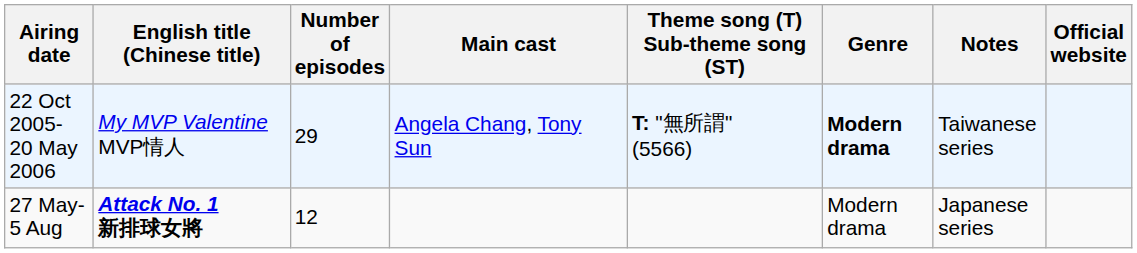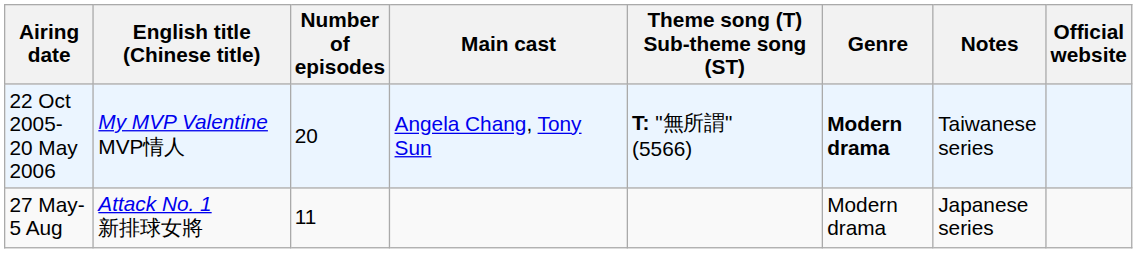(306, 135) 29 -> (306, 135) 20
(158, 216) bold -> (155, 216) normal
(306, 217) 12 -> (306, 217) 11
